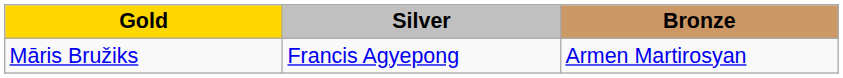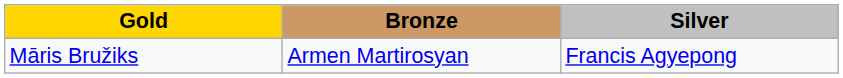columns swapped: (421, 21) <-> (699, 21)
